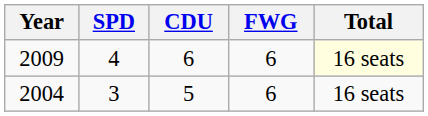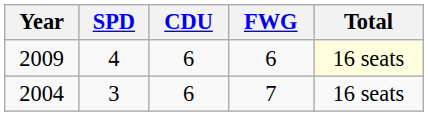(189, 93) 5 -> (189, 93) 6
(271, 93) 6 -> (271, 93) 7
